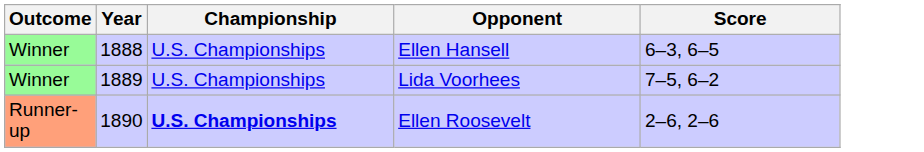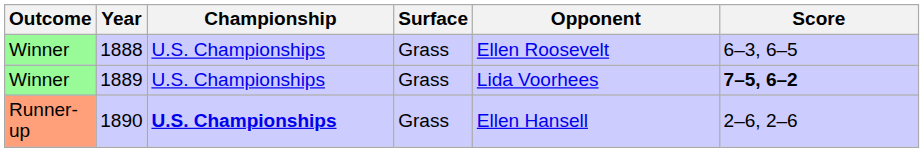+ column: (433, 19)
(454, 49) Ellen Hansell -> (543, 49) Ellen Roosevelt
(682, 79) normal -> (761, 79) bold
(464, 120) Ellen Roosevelt -> (532, 120) Ellen Hansell
